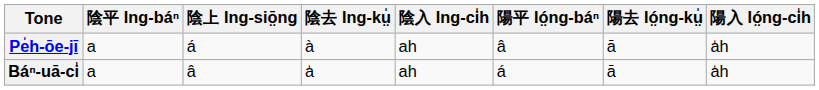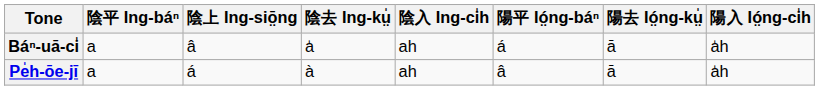rows swapped: (44, 72) <-> (44, 46)
